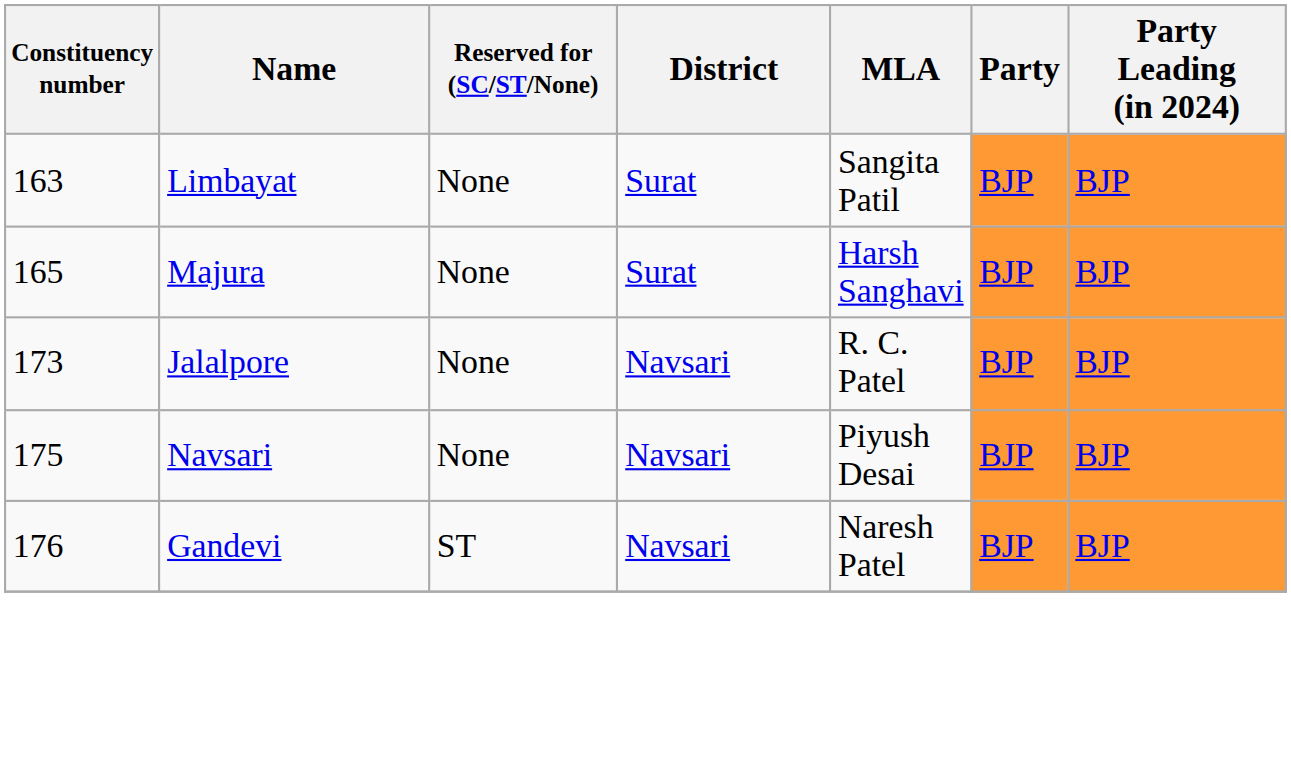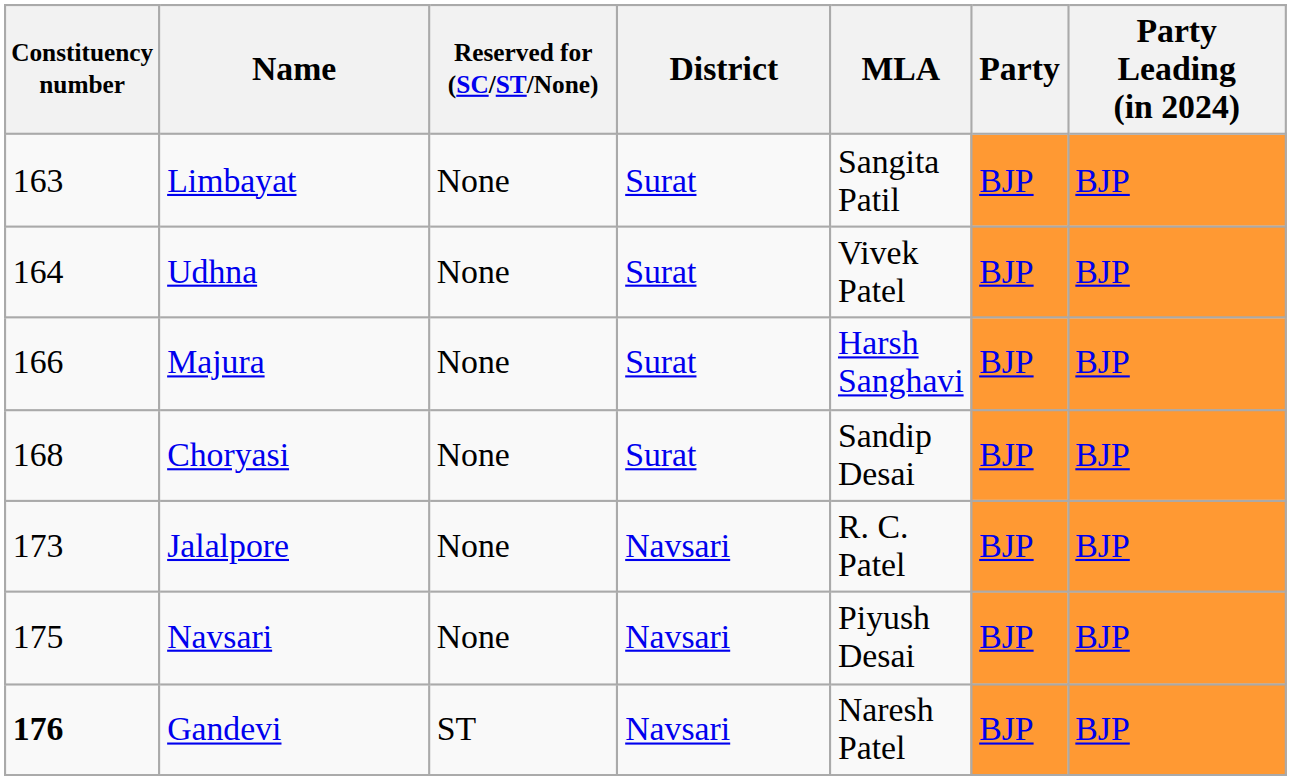+ row: (212, 271)
(38, 271) 165 -> (38, 362) 166
+ row: (228, 454)
(38, 545) normal -> (38, 728) bold
